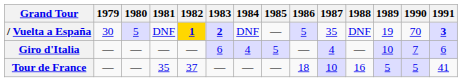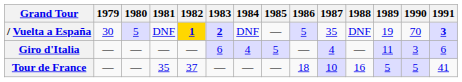(387, 49) 10 -> (387, 49) 11
(415, 49) 7 -> (415, 49) 3
